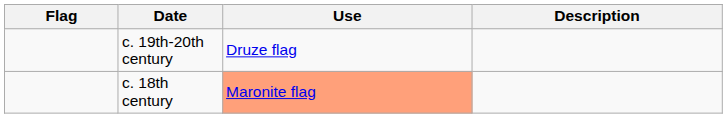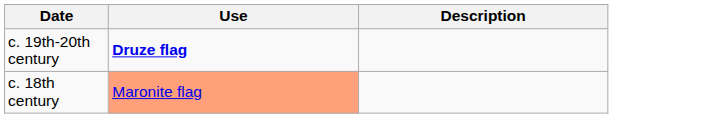- column: (61, 16)
(261, 50) normal -> (150, 50) bold
